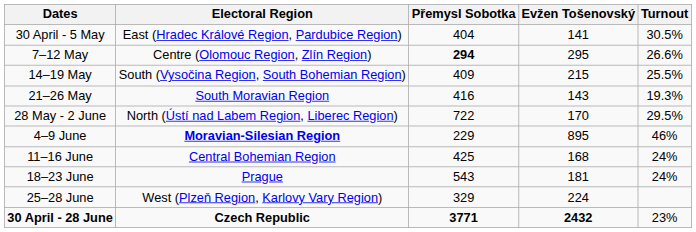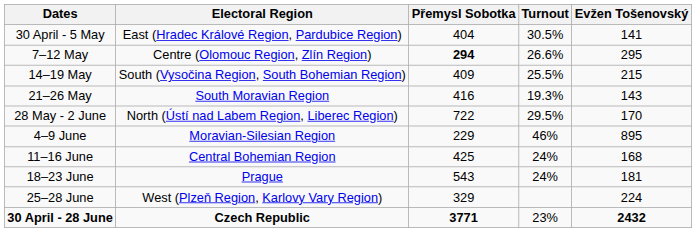columns swapped: (578, 14) <-> (665, 14)
(262, 136) bold -> (262, 136) normal
